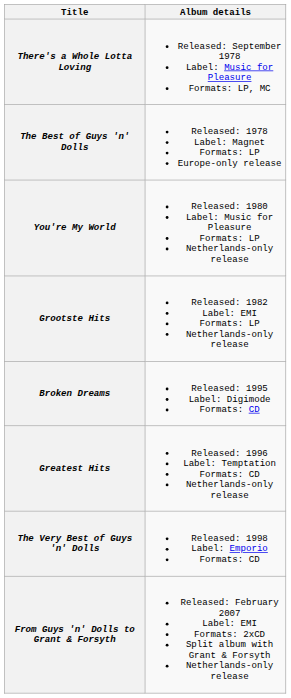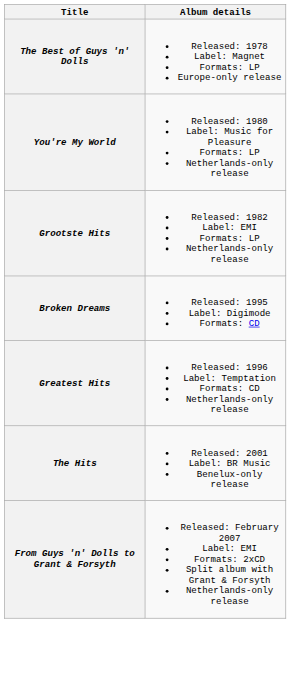- row: (75, 62)
- row: (75, 544)
+ row: (75, 463)
